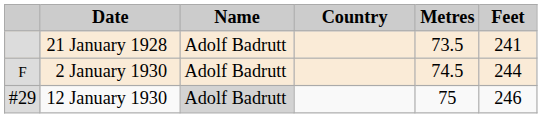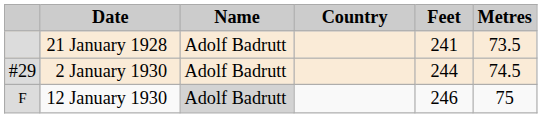columns swapped: (447, 17) <-> (508, 17)
(22, 72) F -> (22, 71) #29
(22, 98) #29 -> (22, 98) F
